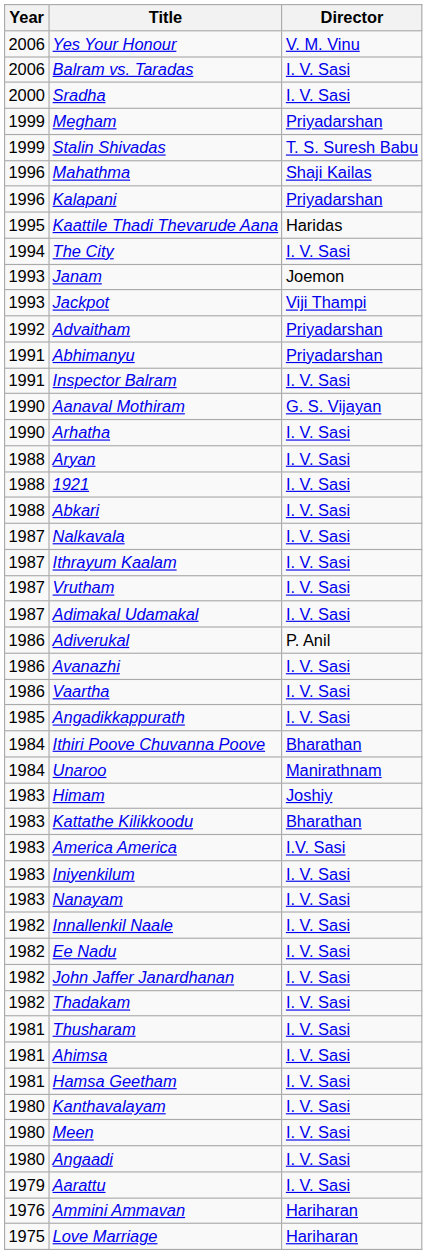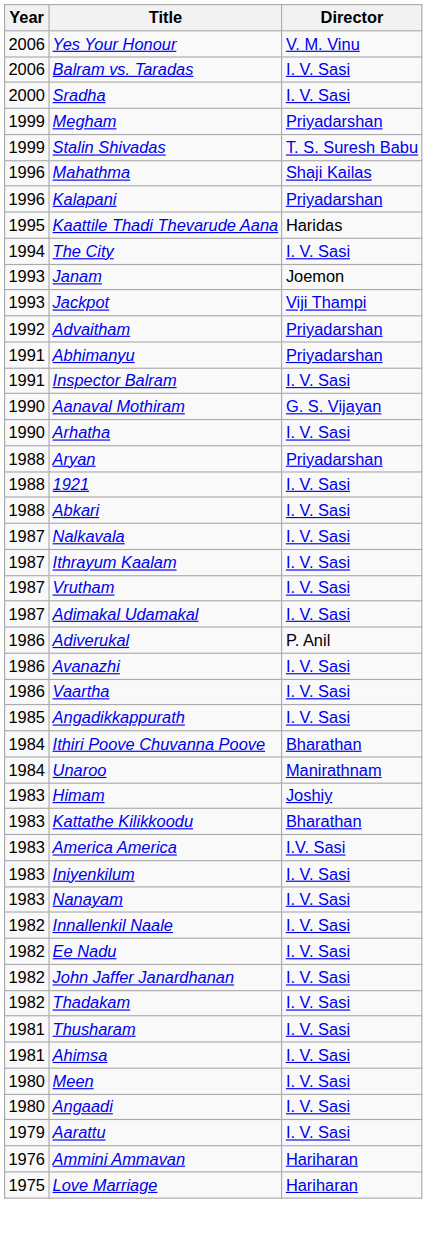(318, 459) I. V. Sasi -> (334, 459) Priyadarshan
- row: (115, 1081)
- row: (109, 1107)
